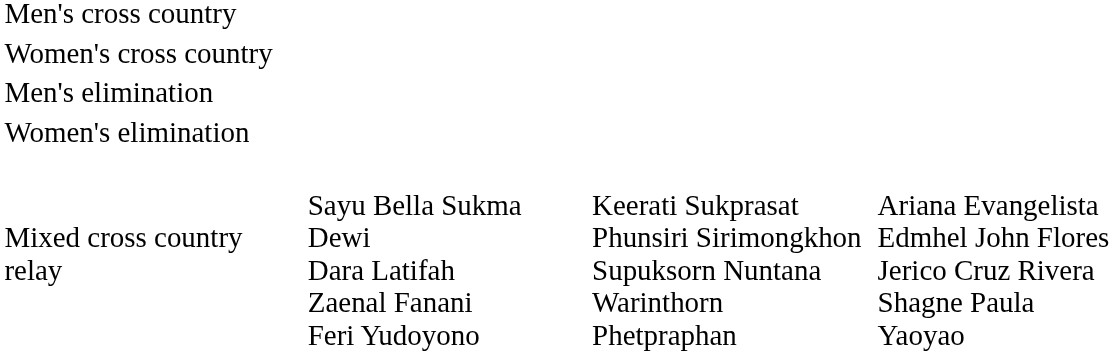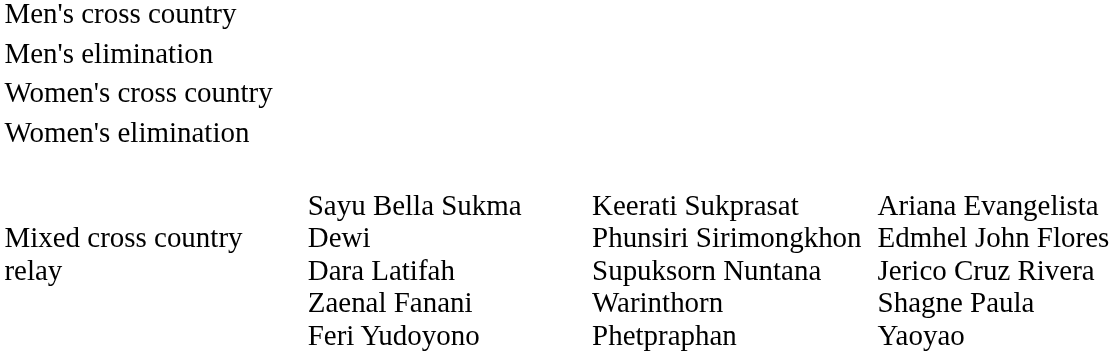rows swapped: (139, 53) <-> (109, 92)
